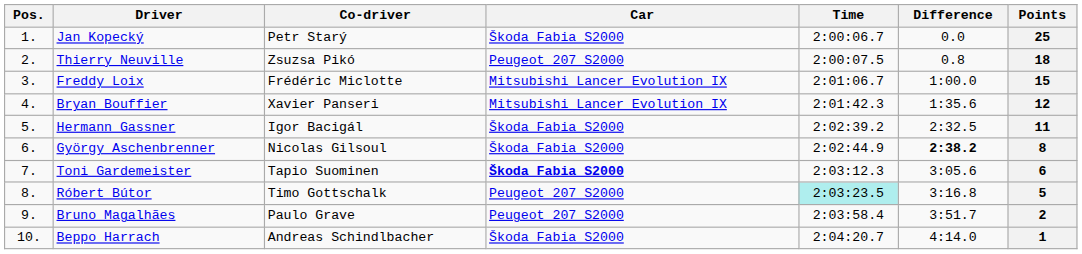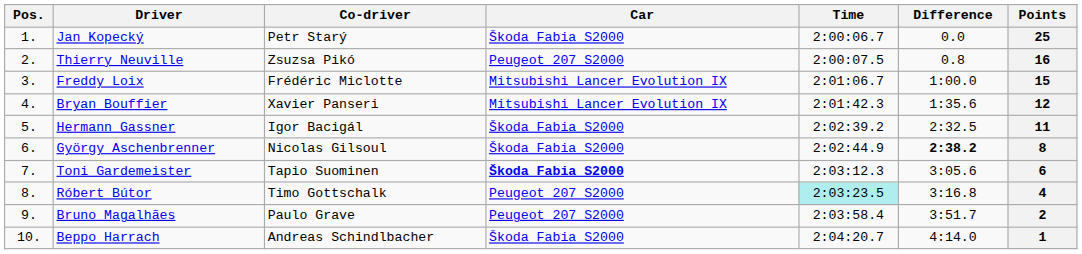(1042, 60) 18 -> (1042, 60) 16
(1042, 193) 5 -> (1042, 193) 4
